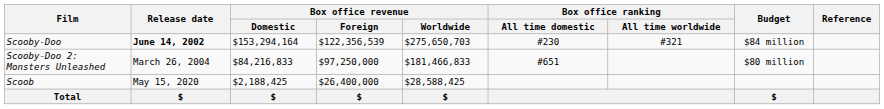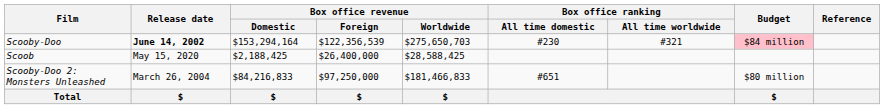(774, 41) no background -> (774, 41) pink background
rows swapped: (56, 62) <-> (20, 82)
